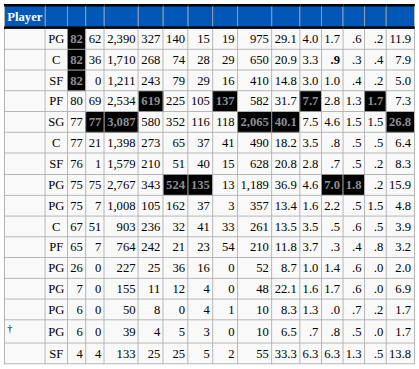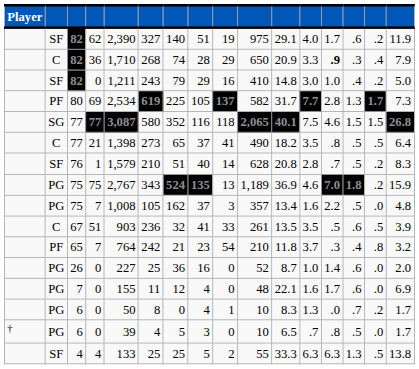(56, 39) PG -> (56, 39) SF
(203, 39) 15 -> (203, 39) 51
(228, 164) 15 -> (228, 164) 14
(375, 205) 1.5 -> (378, 205) .0
